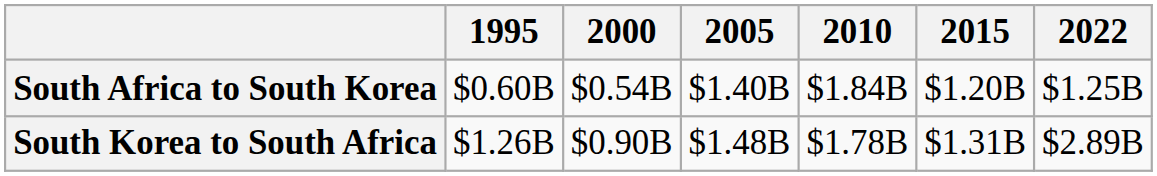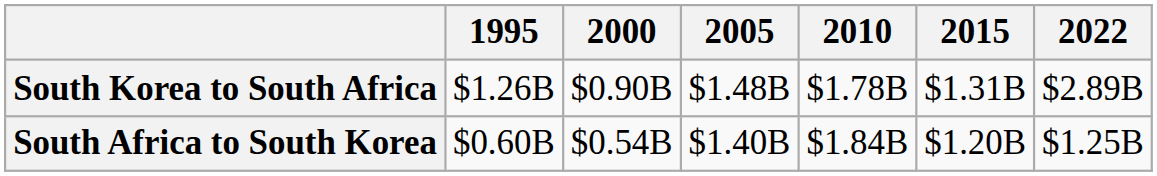rows swapped: (225, 87) <-> (225, 142)
